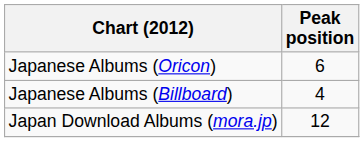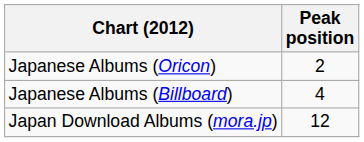(320, 66) 6 -> (320, 66) 2
